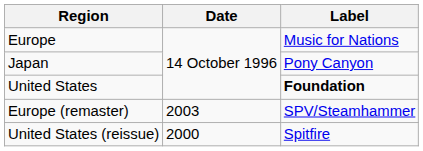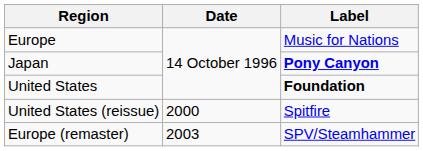(328, 63) normal -> (331, 63) bold
rows swapped: (84, 134) <-> (68, 110)
